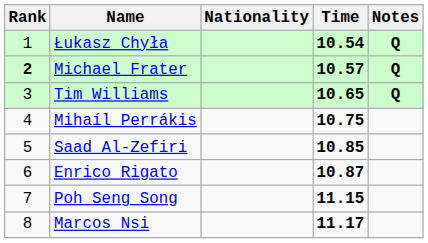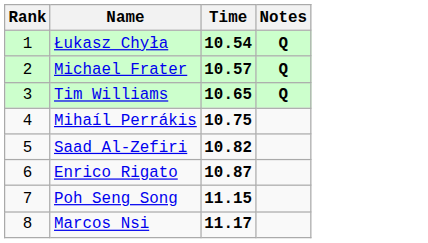- column: (257, 18)
(27, 69) bold -> (27, 69) normal
(340, 147) 10.85 -> (228, 147) 10.82
